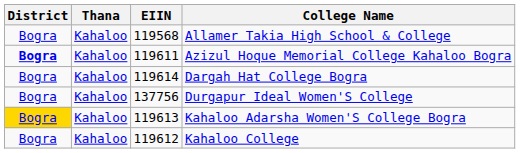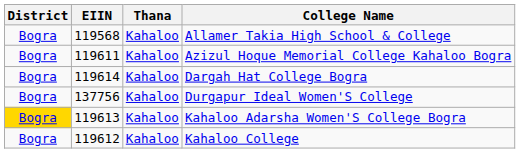columns swapped: (101, 15) <-> (156, 15)
(38, 56) bold -> (38, 56) normal
